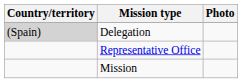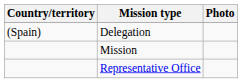(24, 31) lightgrey background -> (24, 31) no background
rows swapped: (119, 68) <-> (150, 50)
